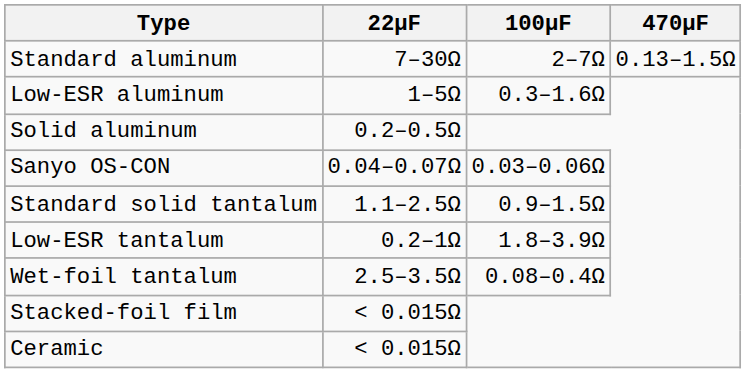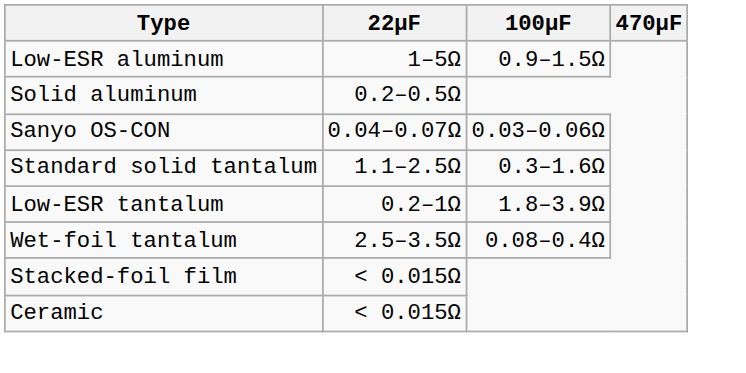- row: (124, 59)
(552, 95) 0.3–1.6Ω -> (552, 59) 0.9–1.5Ω
(552, 204) 0.9–1.5Ω -> (552, 168) 0.3–1.6Ω
